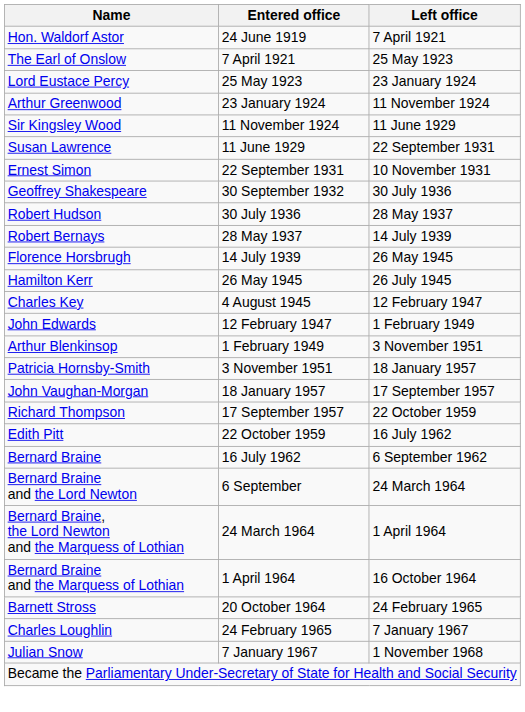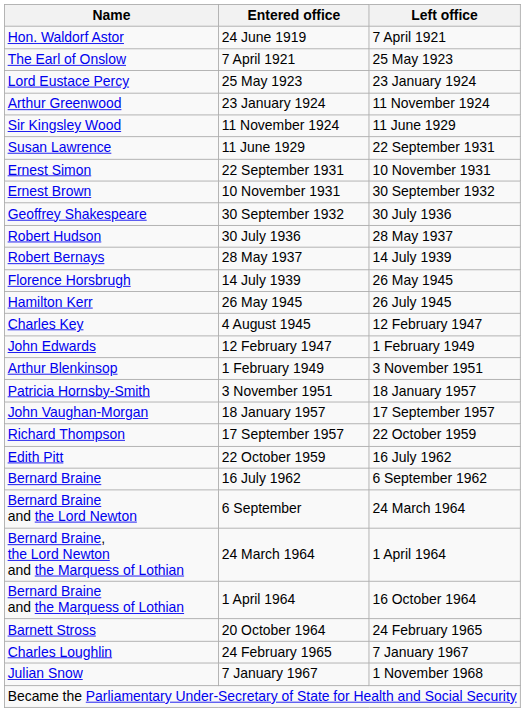+ row: (49, 192)
